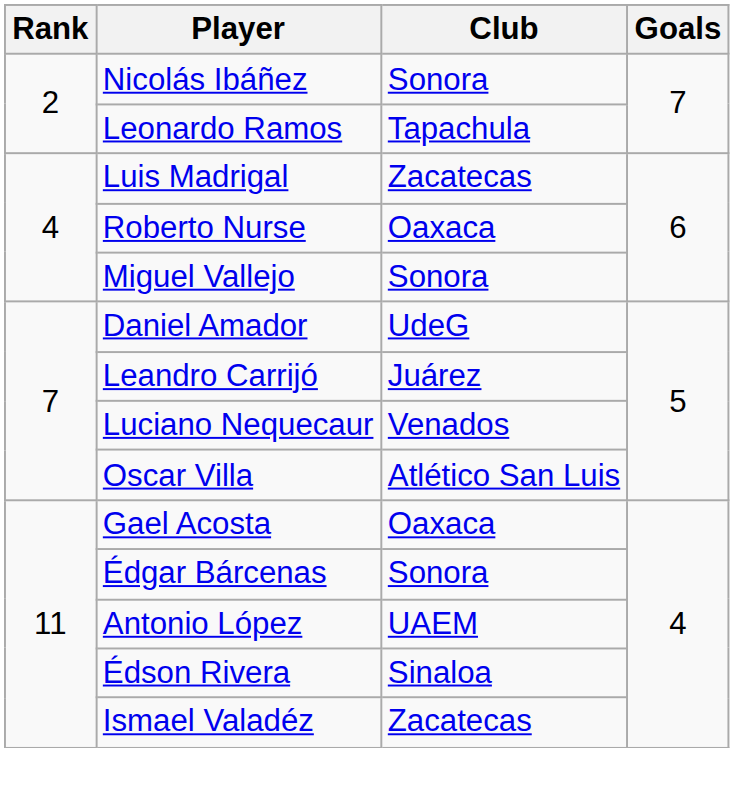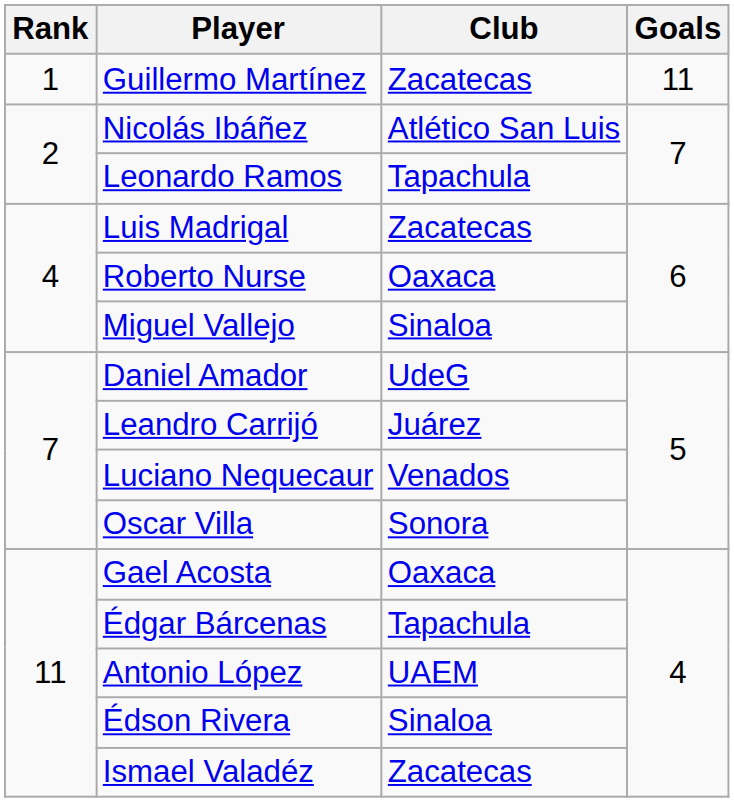+ row: (235, 78)
(438, 78) Sonora -> (504, 128) Atlético San Luis
(438, 276) Sonora -> (440, 326) Sinaloa
(504, 474) Atlético San Luis -> (438, 524) Sonora
(438, 573) Sonora -> (459, 623) Tapachula
